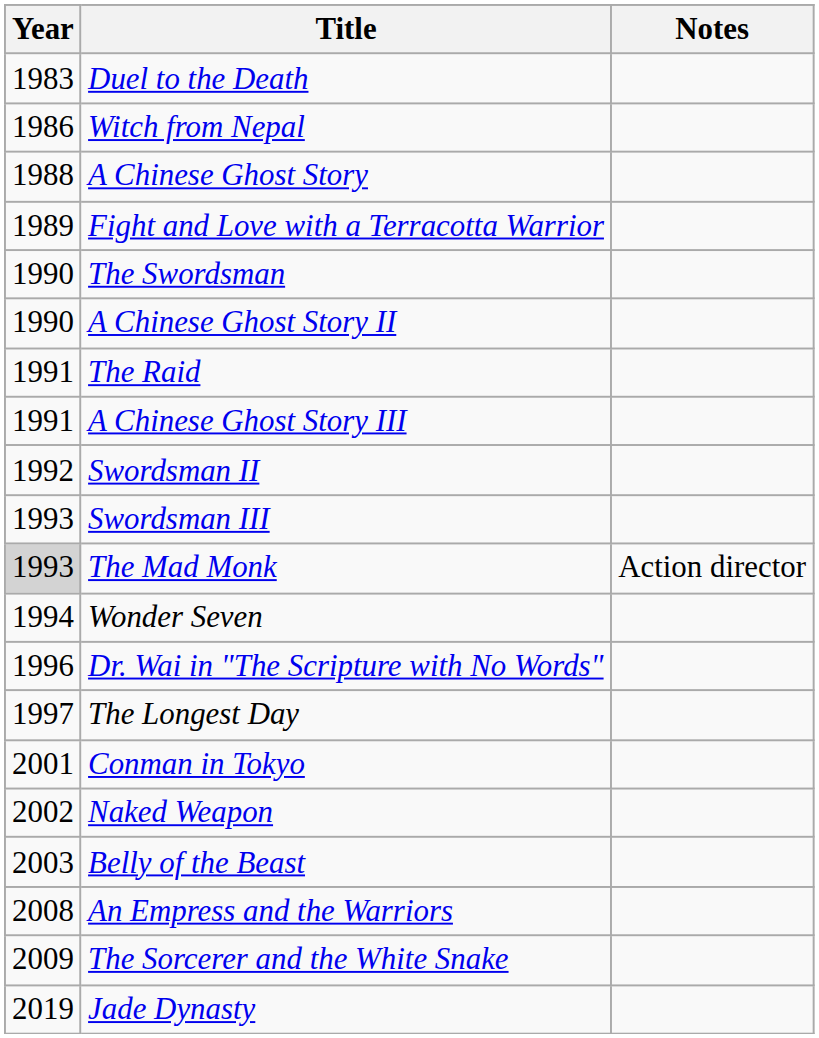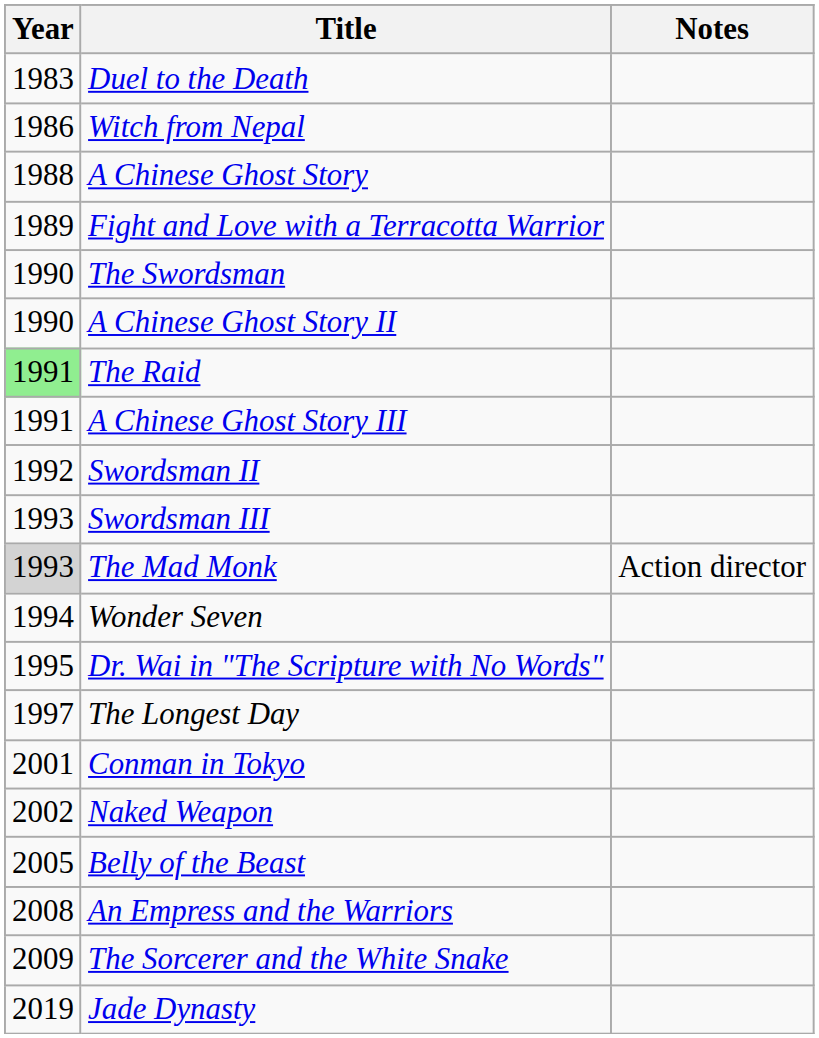(43, 371) no background -> (43, 371) lightgreen background
(43, 665) 1996 -> (43, 665) 1995
(43, 861) 2003 -> (43, 861) 2005
